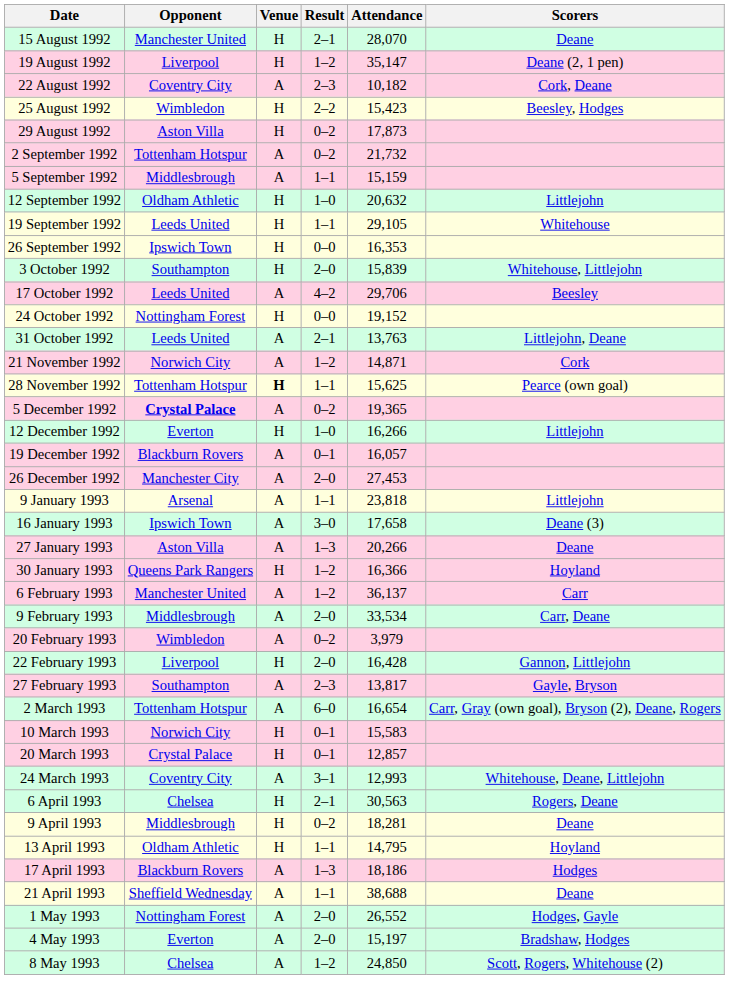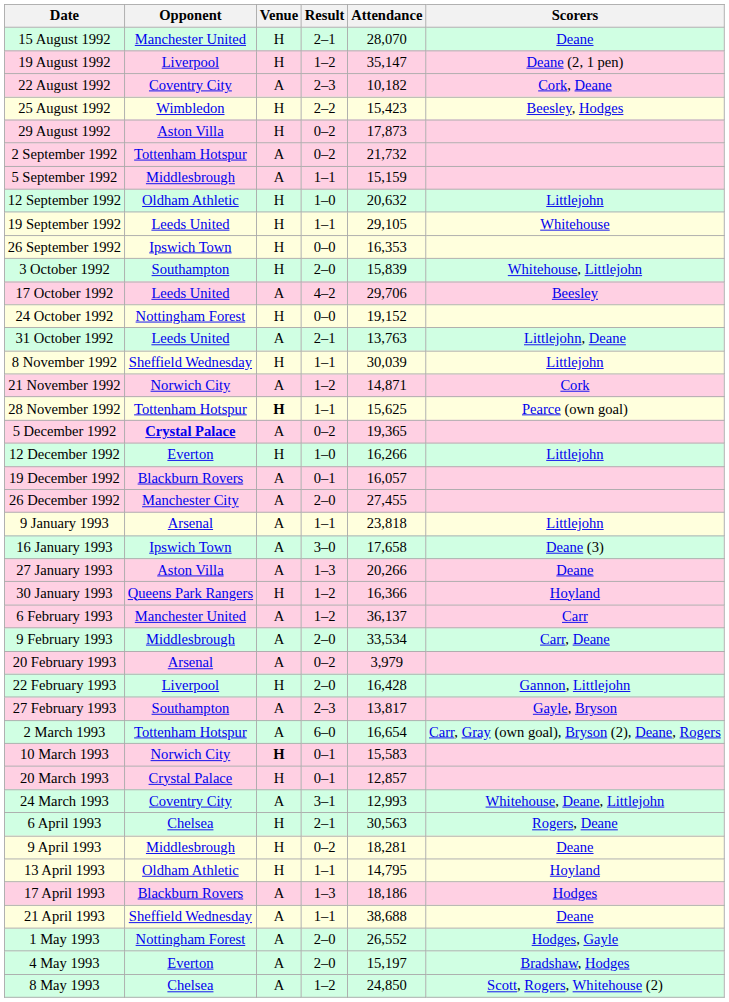+ row: (64, 362)
(387, 477) 27,453 -> (387, 500) 27,455
(190, 639) Wimbledon -> (190, 662) Arsenal
(279, 731) normal -> (279, 754) bold
